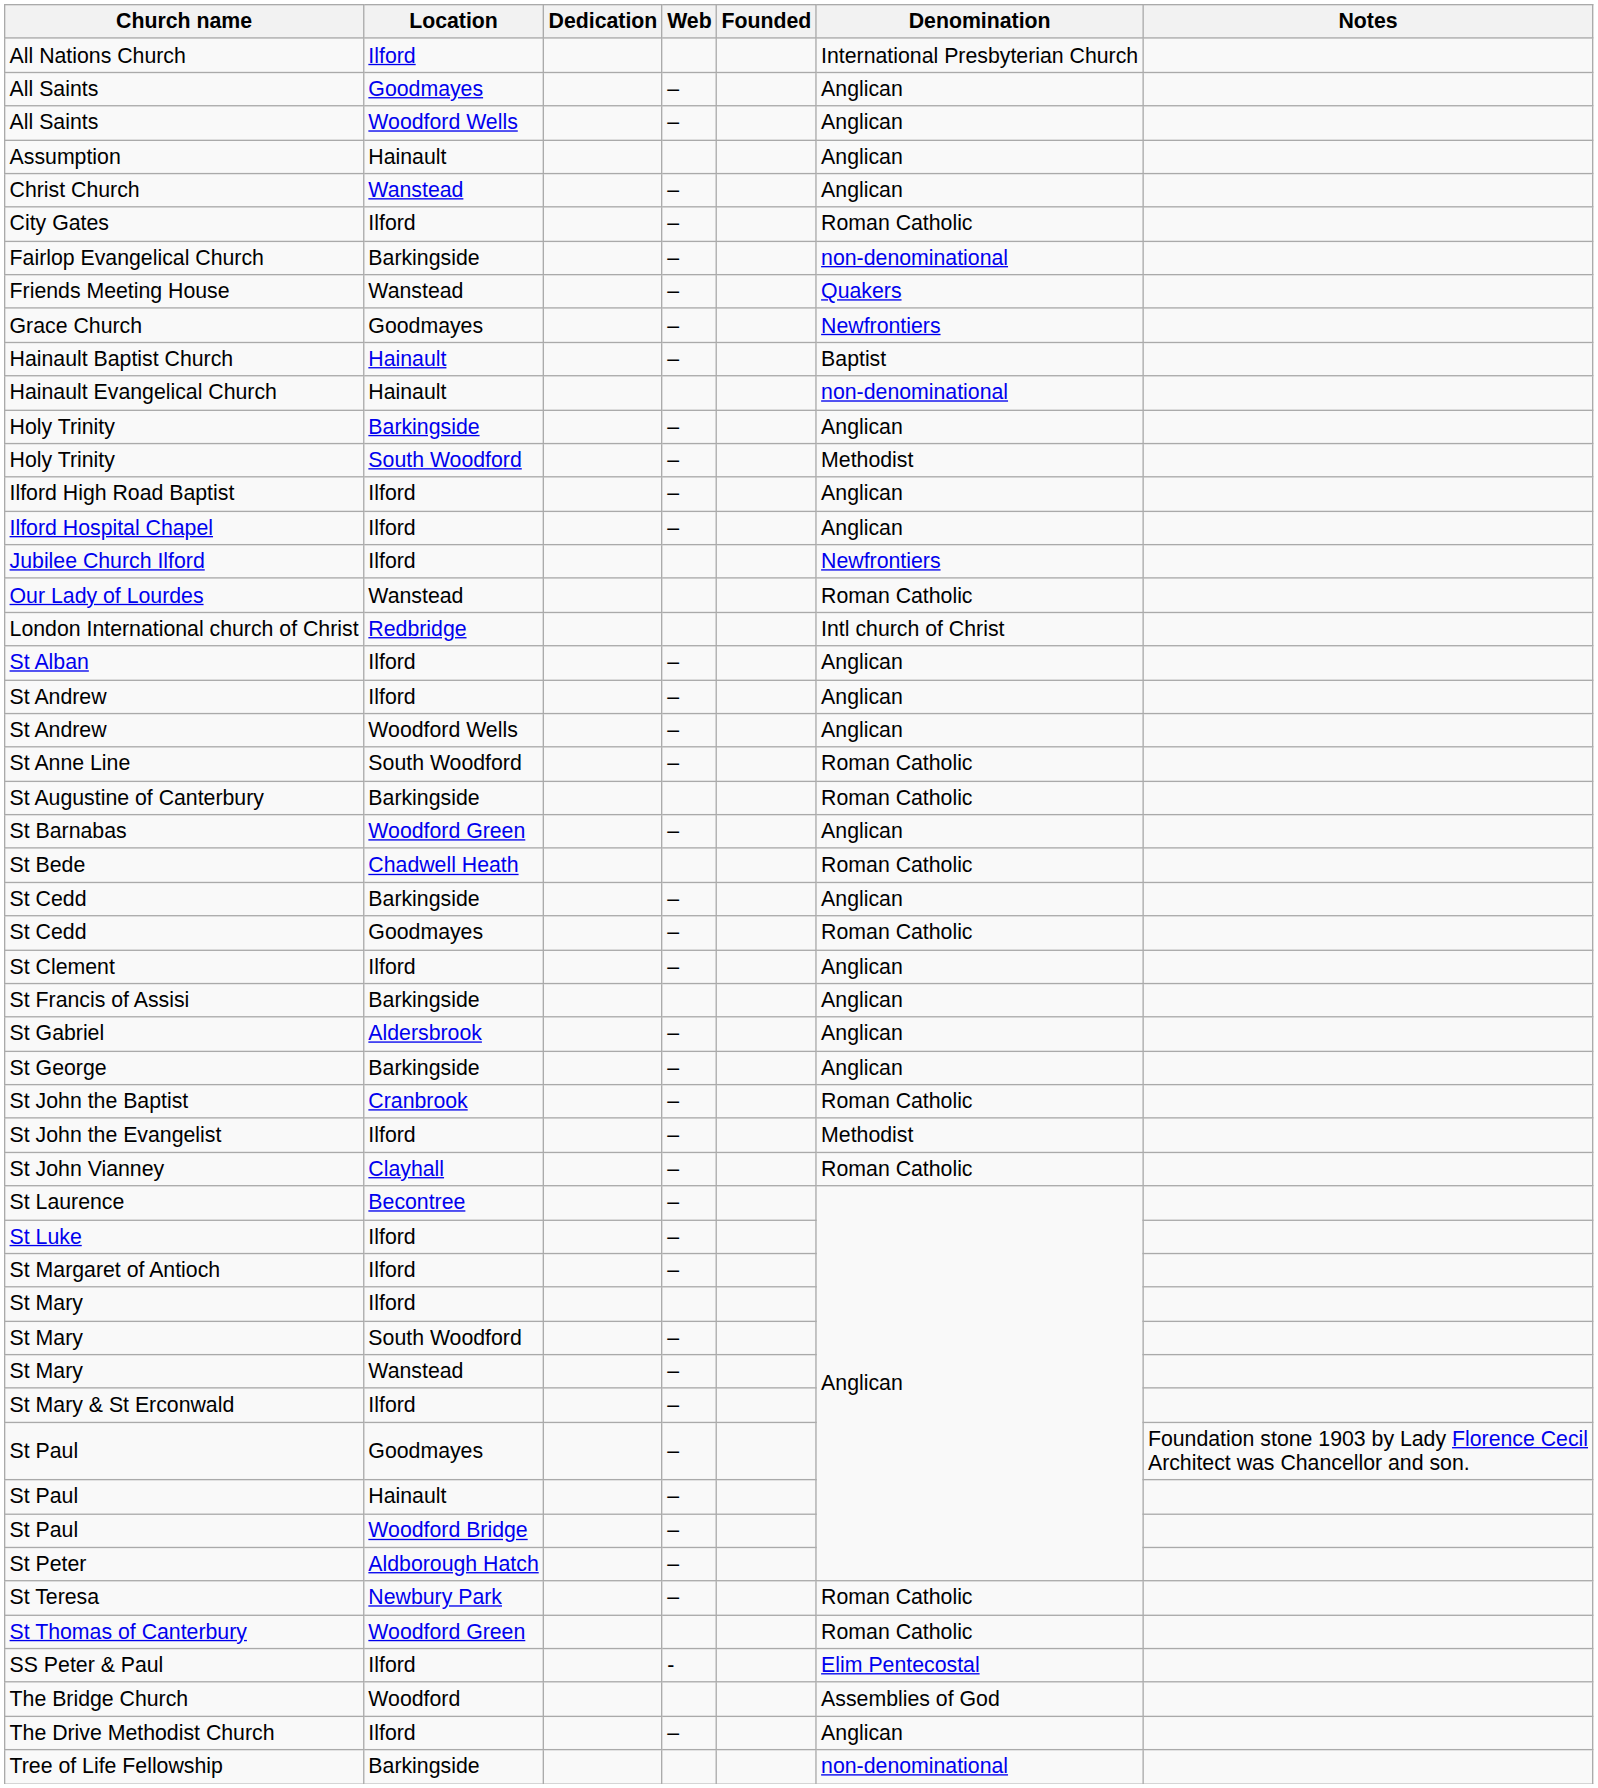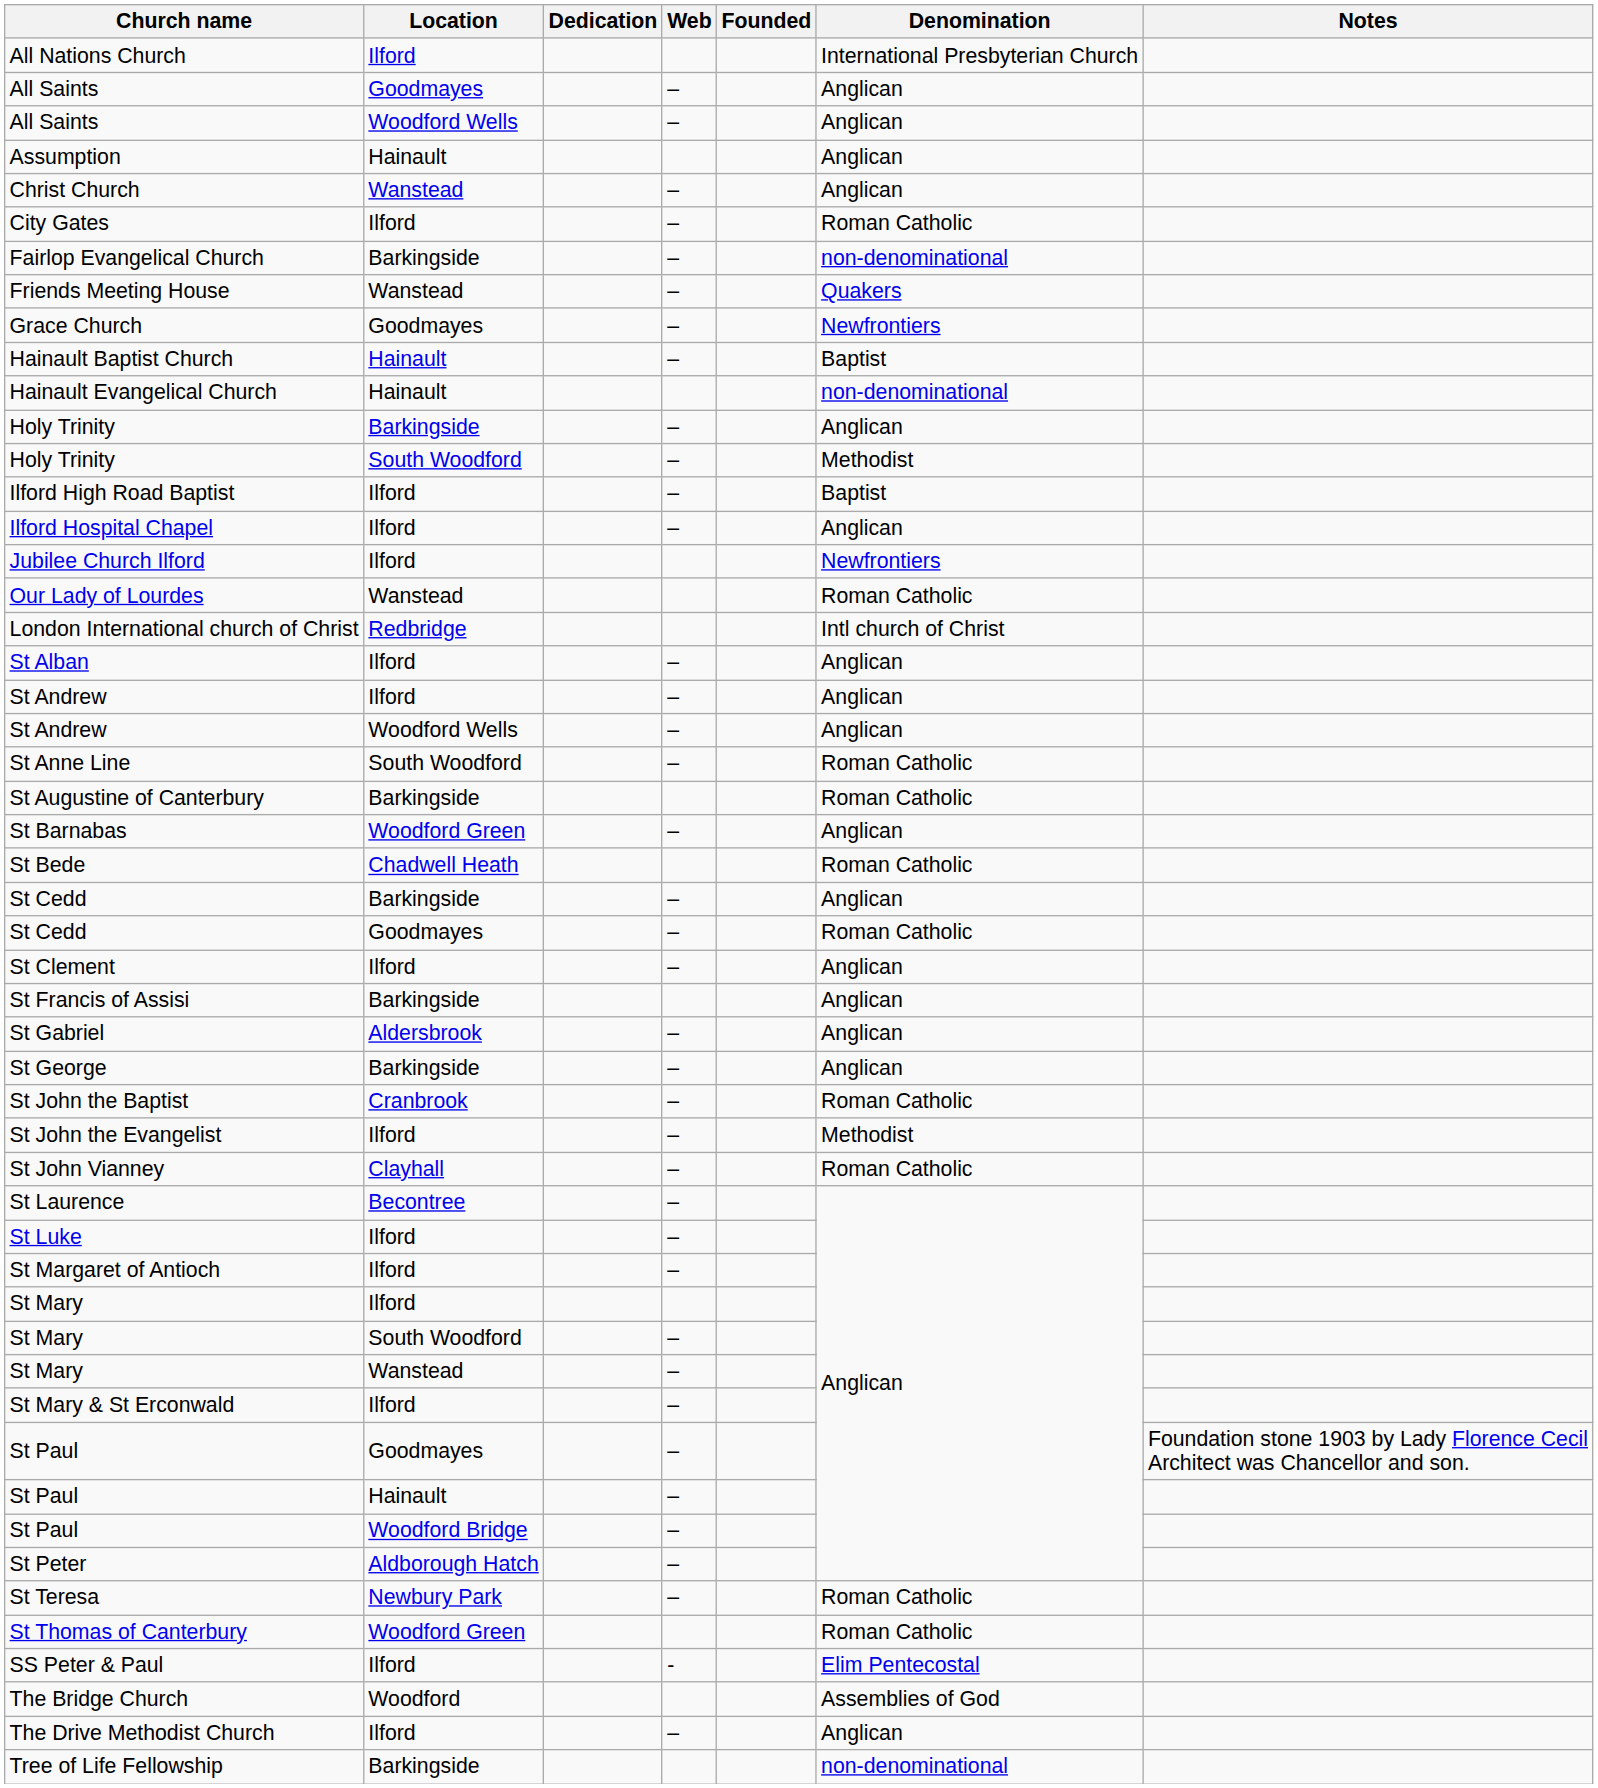(862, 493) Anglican -> (854, 493) Baptist
